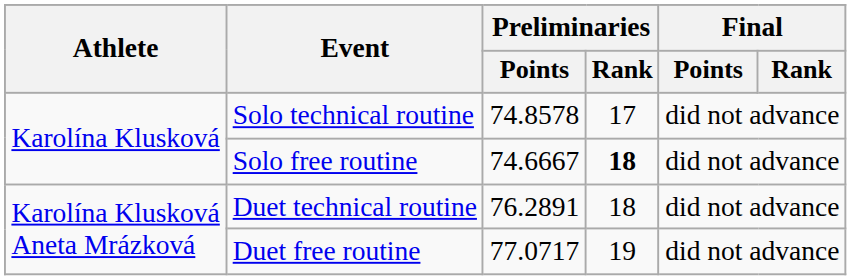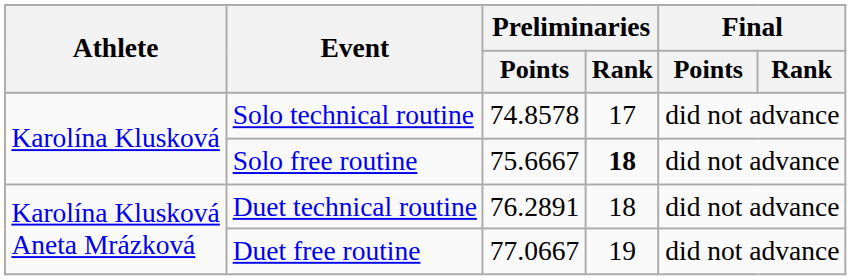(535, 161) 74.6667 -> (535, 161) 75.6667
(535, 251) 77.0717 -> (535, 251) 77.0667
